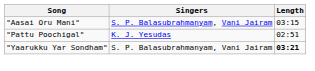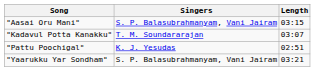+ row: (59, 36)
(288, 48) bold -> (292, 60) normal
